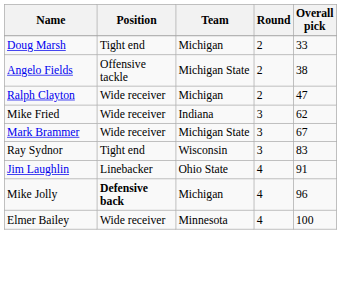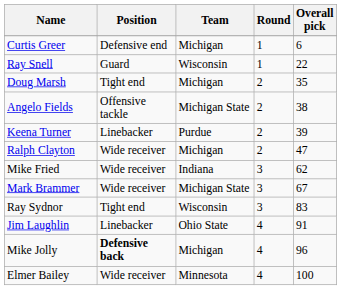+ row: (36, 45)
+ row: (30, 63)
(302, 45) 33 -> (302, 82) 35
+ row: (39, 132)
